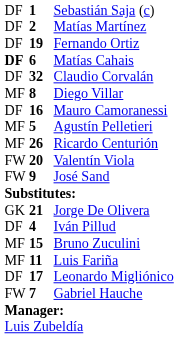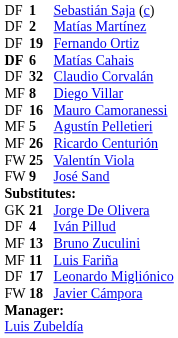(36, 160) 20 -> (36, 160) 25
(36, 243) 15 -> (36, 243) 13
- row: (98, 293)
+ row: (98, 293)
